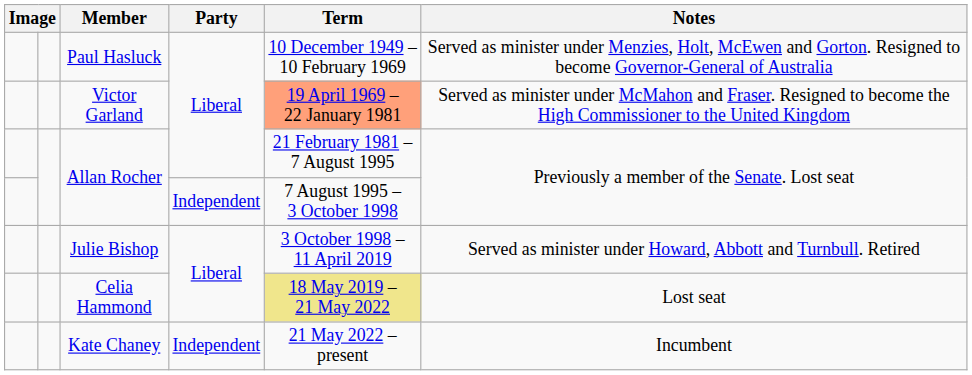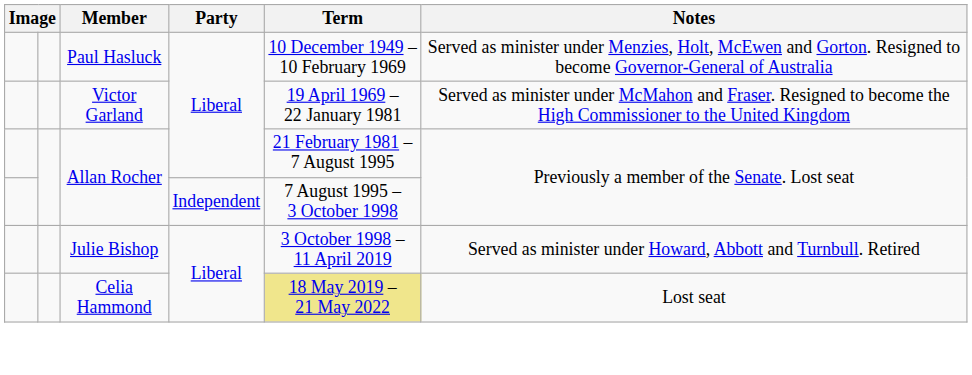(343, 104) lightsalmon background -> (343, 104) no background
- row: (114, 345)
